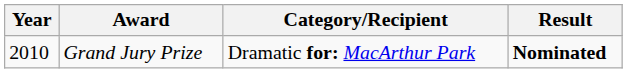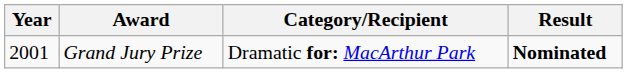(29, 51) 2010 -> (29, 51) 2001
